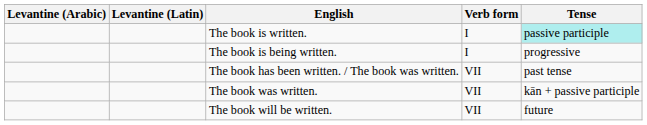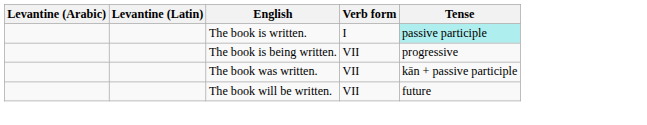(467, 52) I -> (351, 52) VII
- row: (334, 71)
